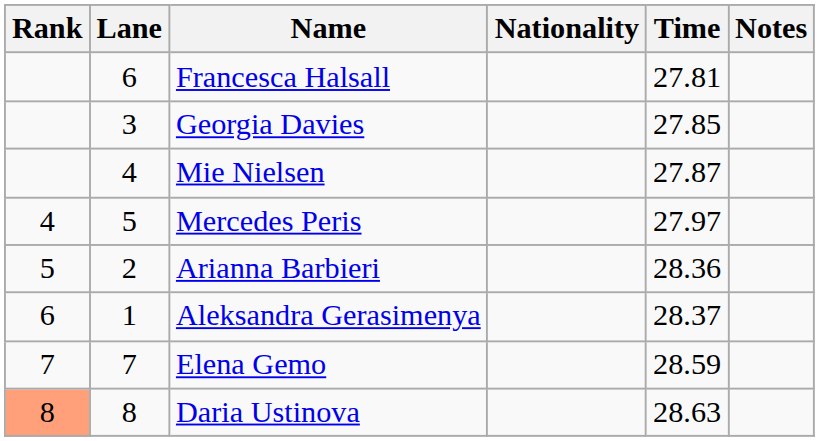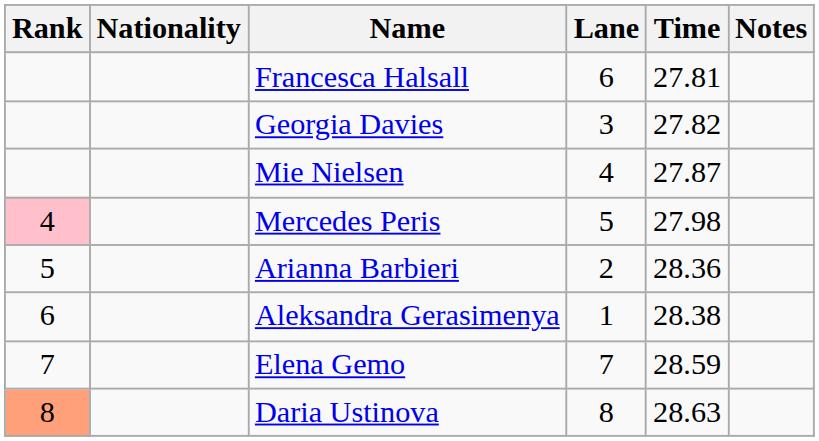columns swapped: (129, 28) <-> (567, 28)
(687, 124) 27.85 -> (687, 124) 27.82
(47, 220) no background -> (47, 220) pink background
(687, 220) 27.97 -> (687, 220) 27.98
(687, 316) 28.37 -> (687, 316) 28.38
